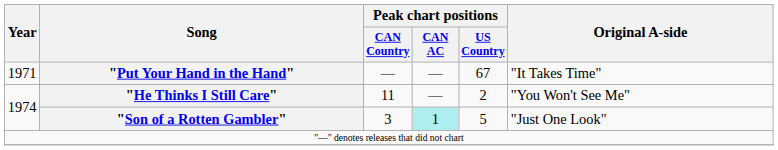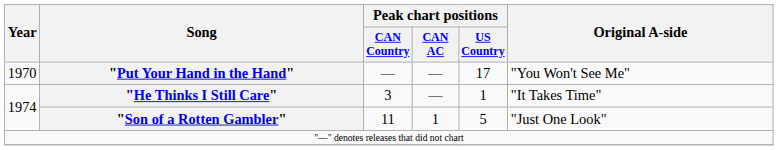(22, 73) 1971 -> (22, 73) 1970
(483, 73) 67 -> (483, 73) 17
(556, 73) "It Takes Time" -> (570, 73) "You Won't See Me"
(388, 96) 11 -> (388, 96) 3
(483, 96) 2 -> (483, 96) 1
(570, 96) "You Won't See Me" -> (556, 96) "It Takes Time"
(388, 118) 3 -> (388, 118) 11
(435, 118) paleturquoise background -> (435, 118) no background
